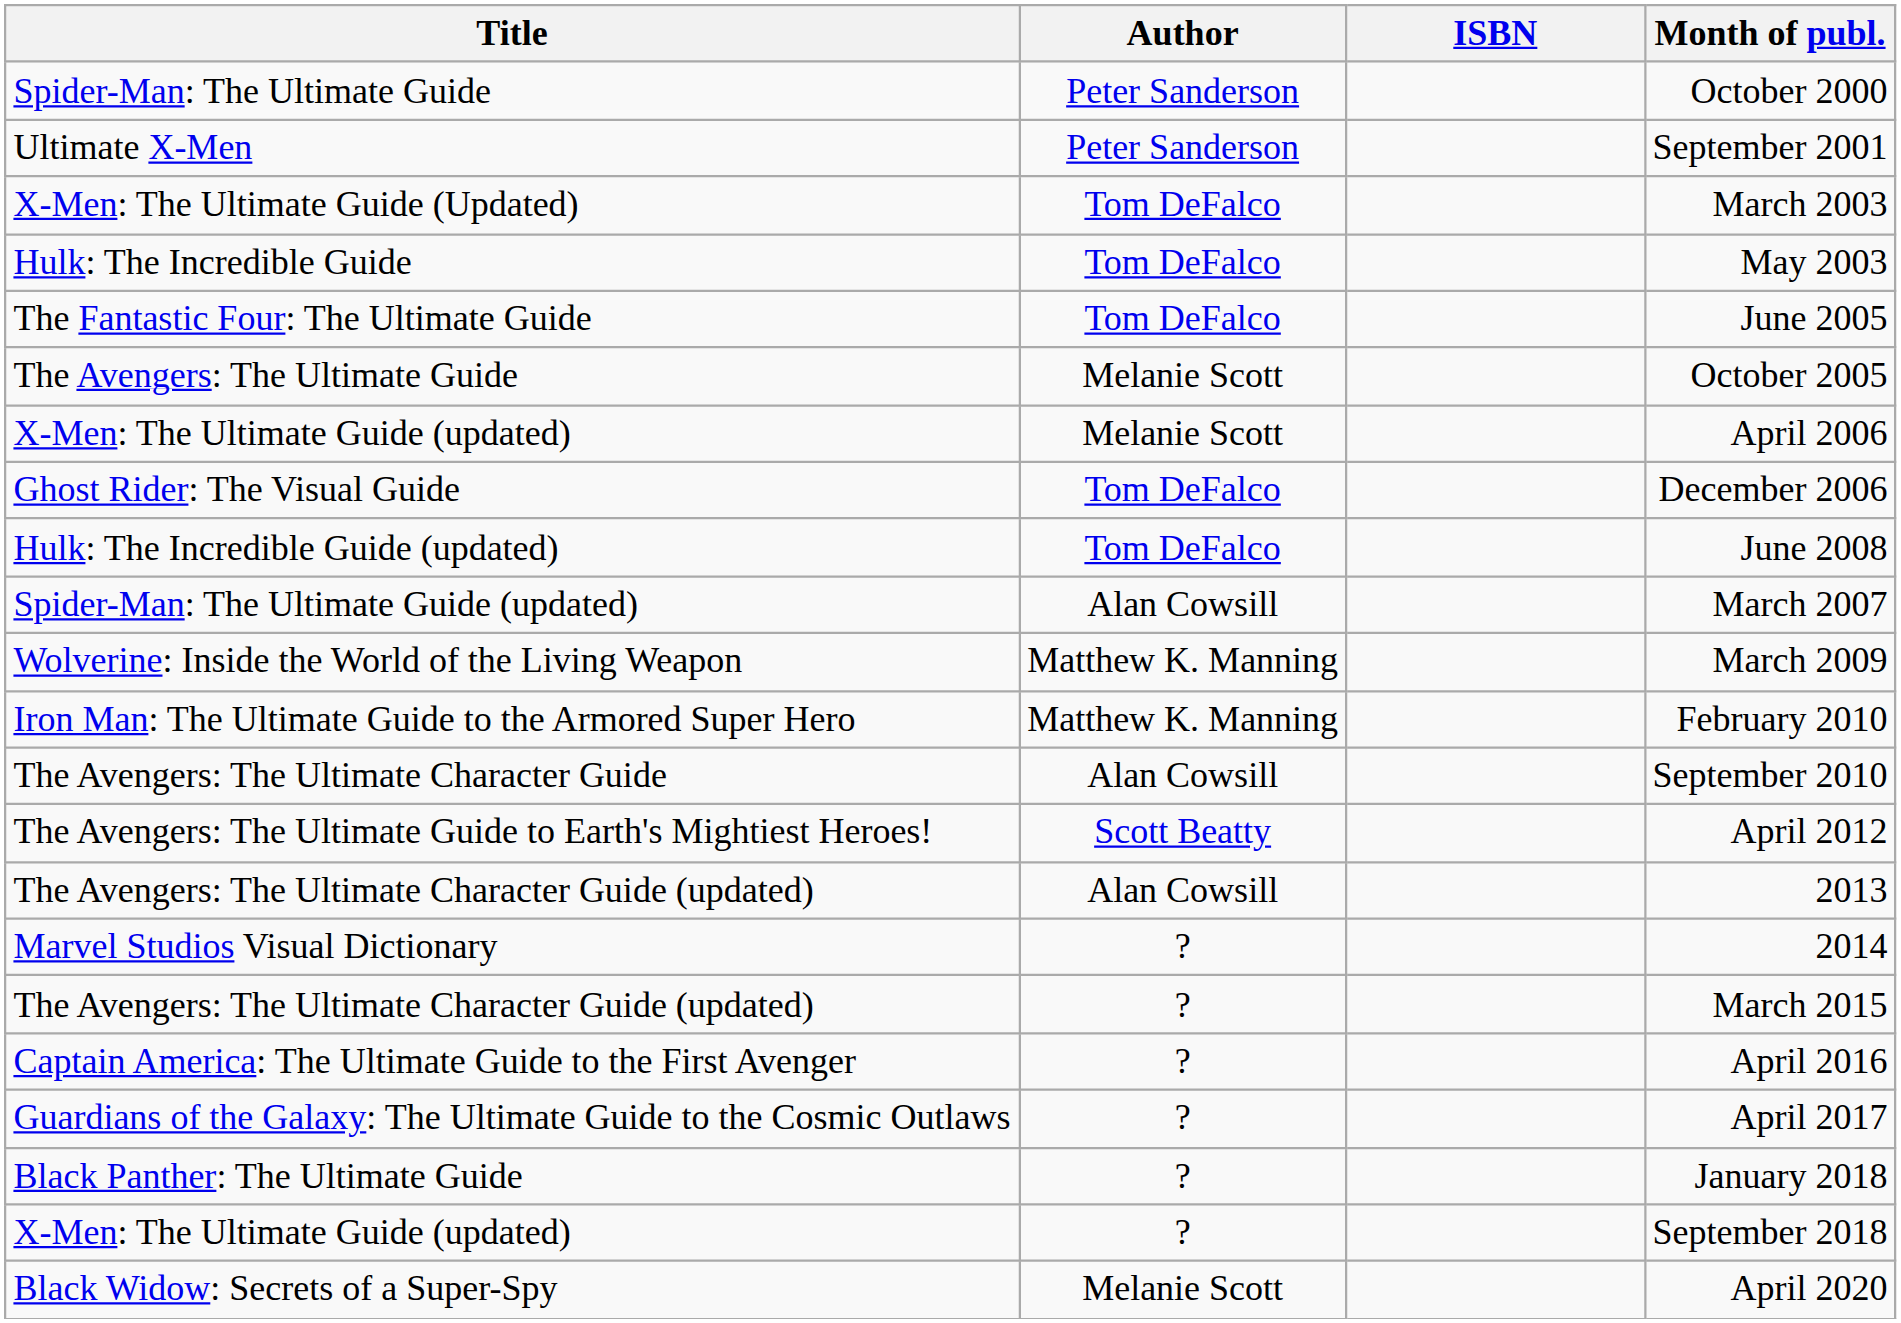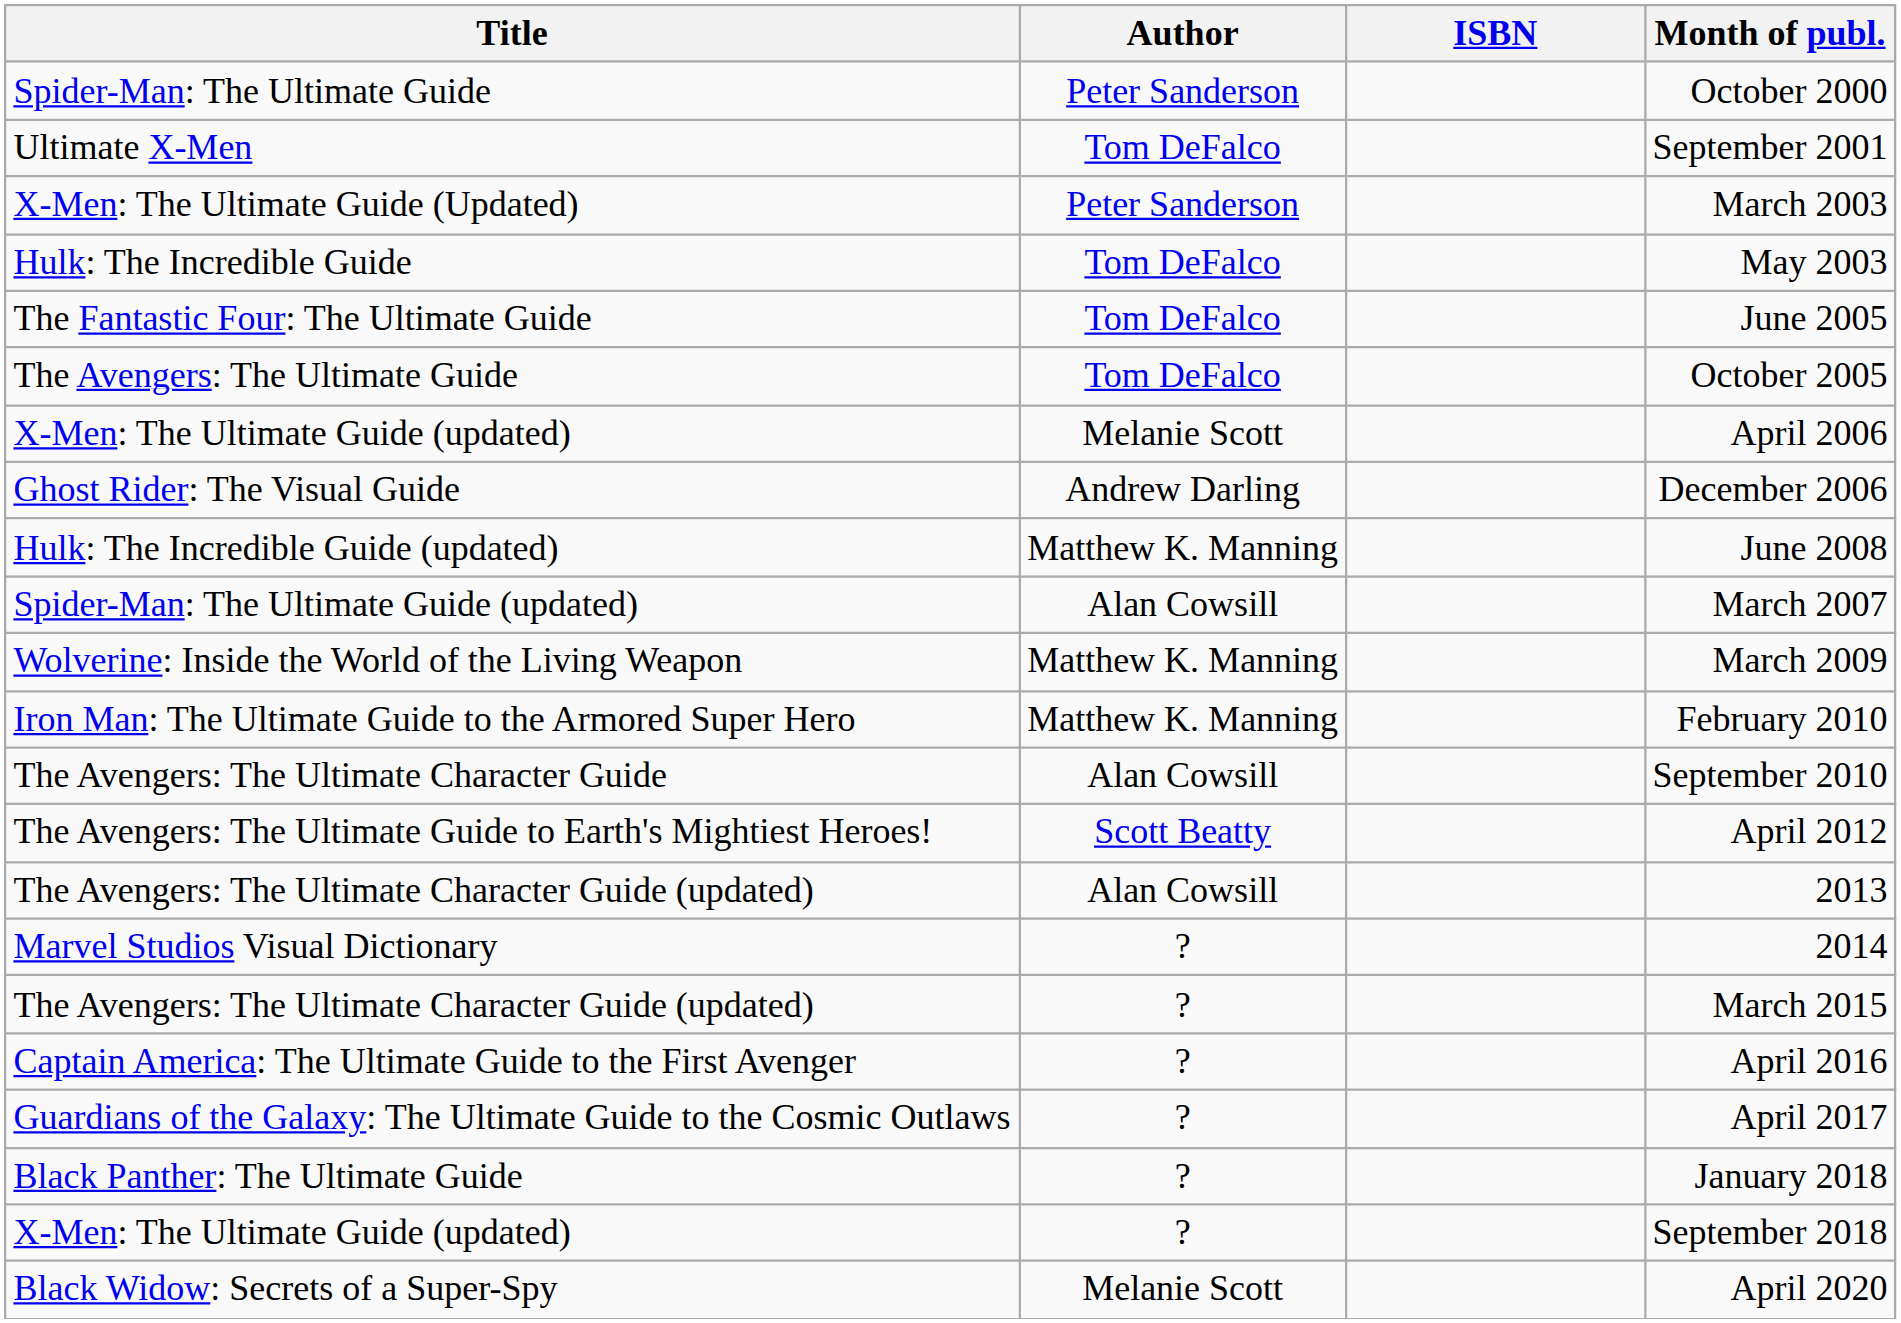(1183, 147) Peter Sanderson -> (1183, 147) Tom DeFalco
(1183, 204) Tom DeFalco -> (1183, 204) Peter Sanderson
(1183, 375) Melanie Scott -> (1183, 375) Tom DeFalco
(1183, 489) Tom DeFalco -> (1183, 489) Andrew Darling
(1183, 546) Tom DeFalco -> (1183, 546) Matthew K. Manning
